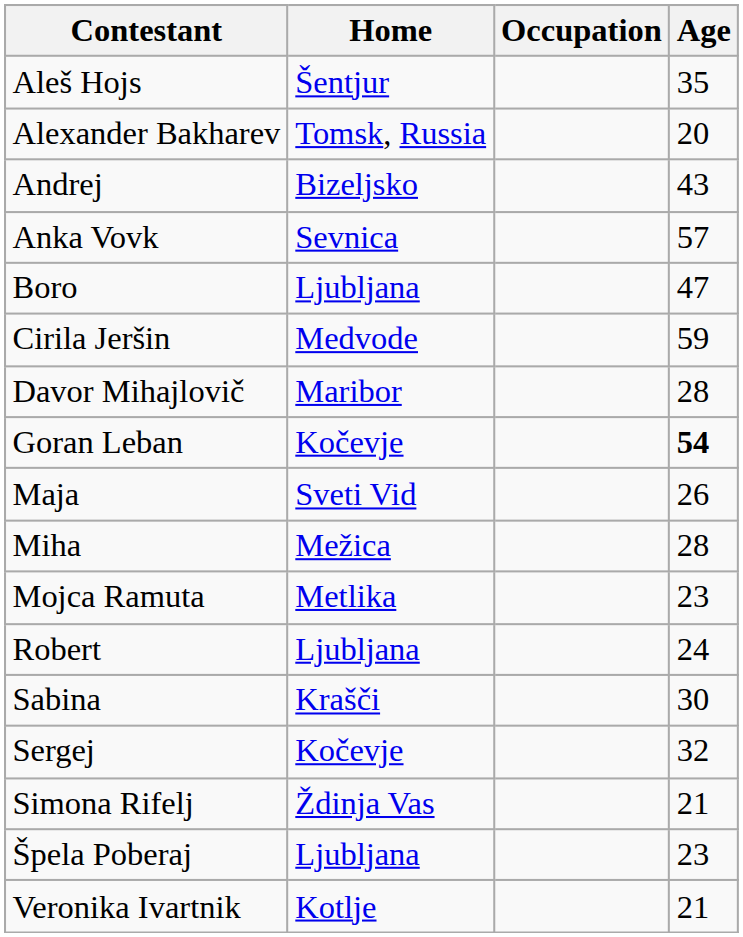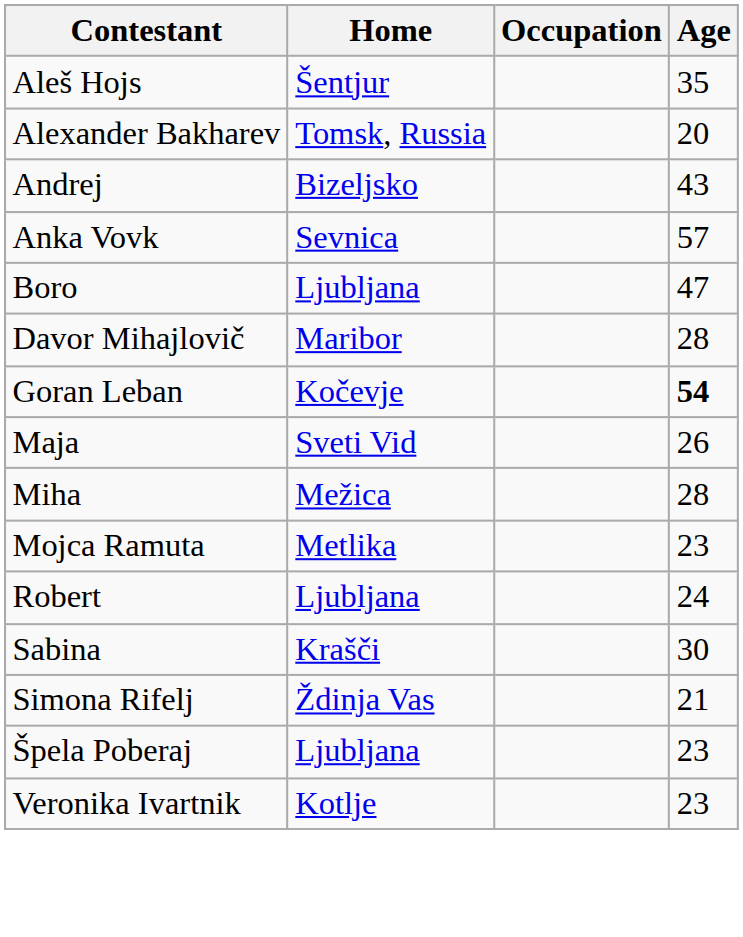- row: (91, 339)
- row: (54, 751)
(693, 905) 21 -> (693, 802) 23
